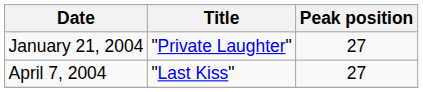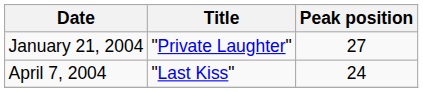(356, 73) 27 -> (356, 73) 24
